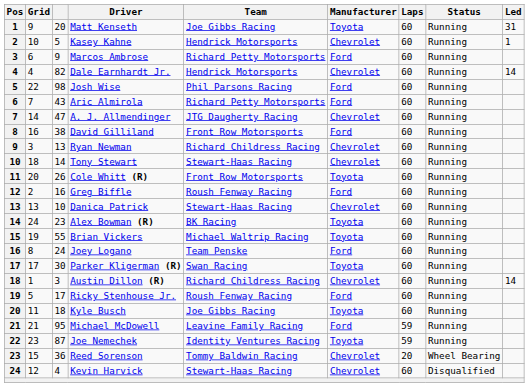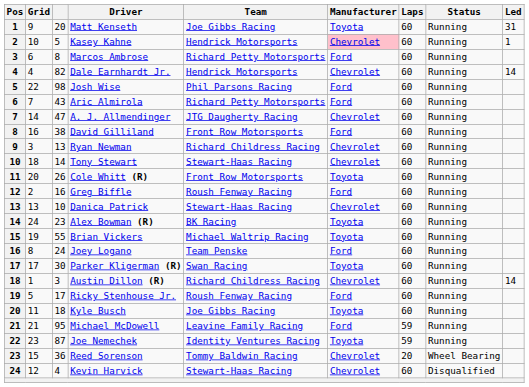(355, 42) no background -> (355, 42) pink background
(57, 57) 9 -> (57, 57) 8
